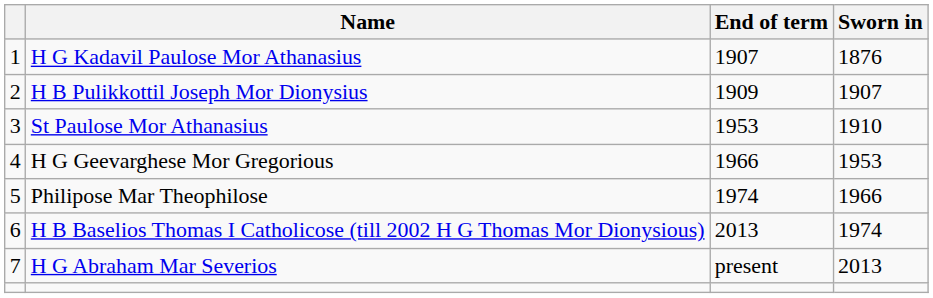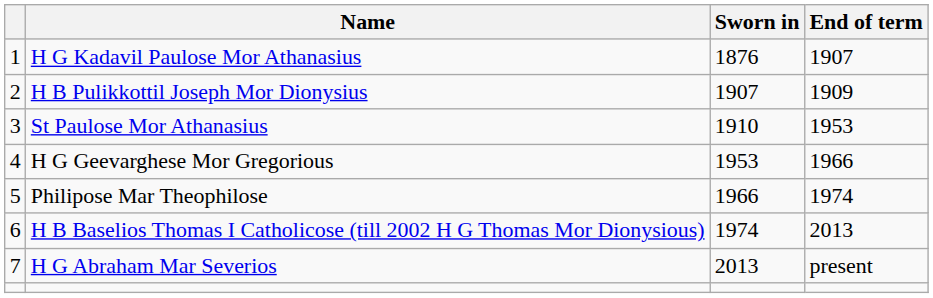columns swapped: (880, 21) <-> (771, 21)
